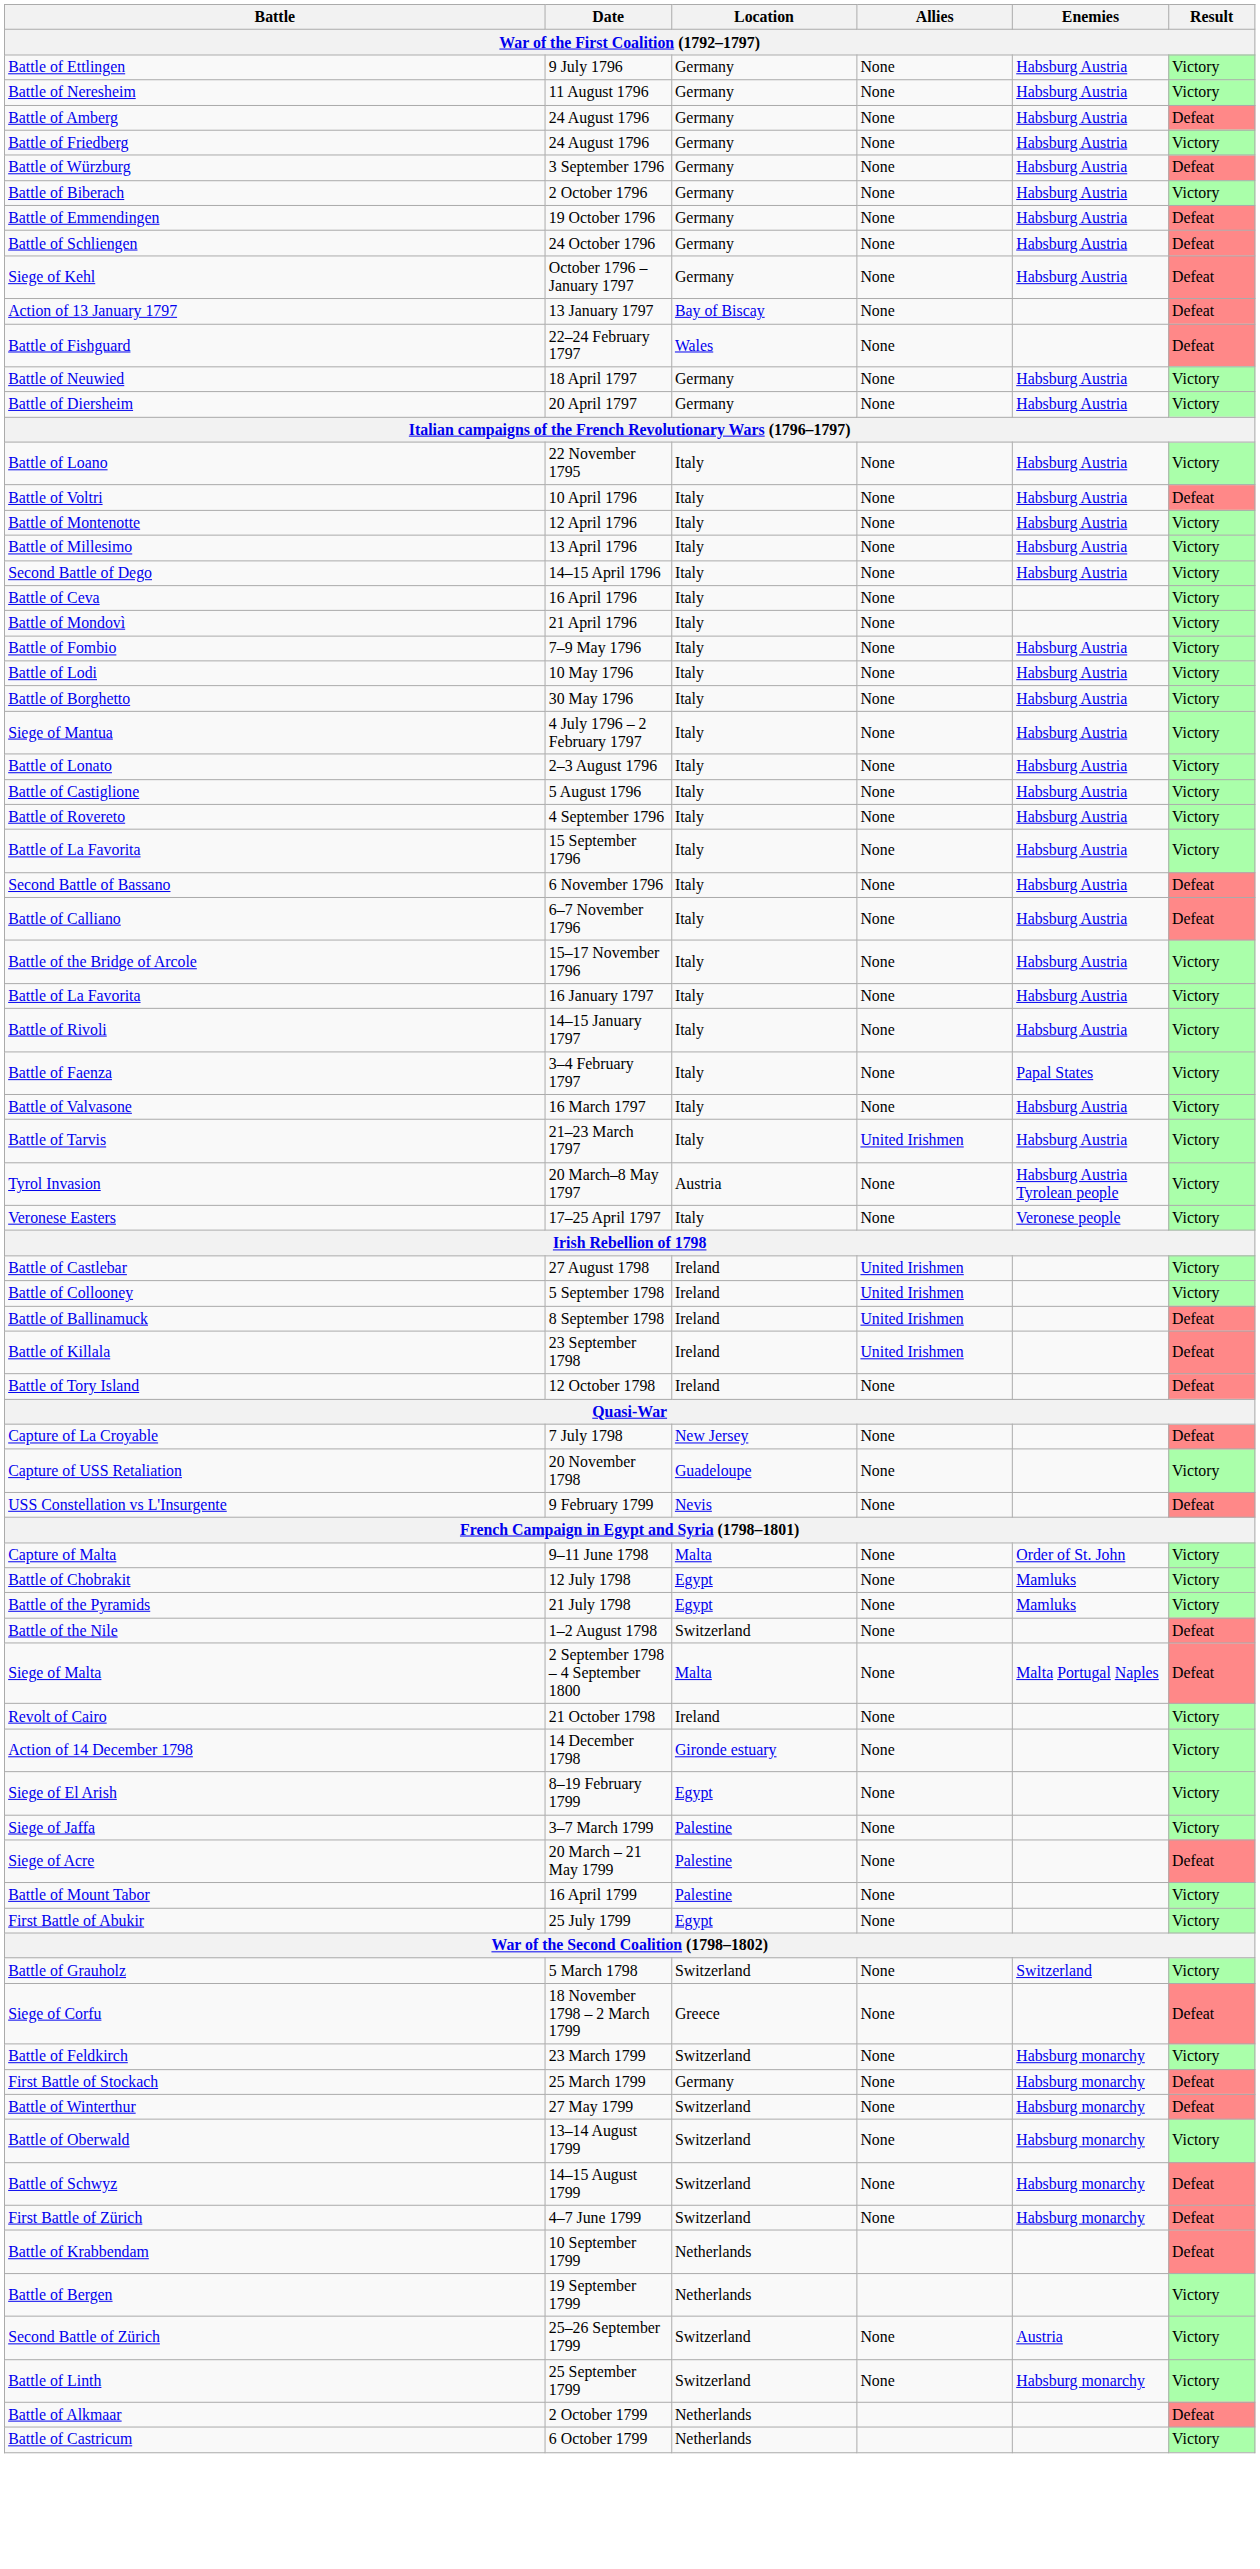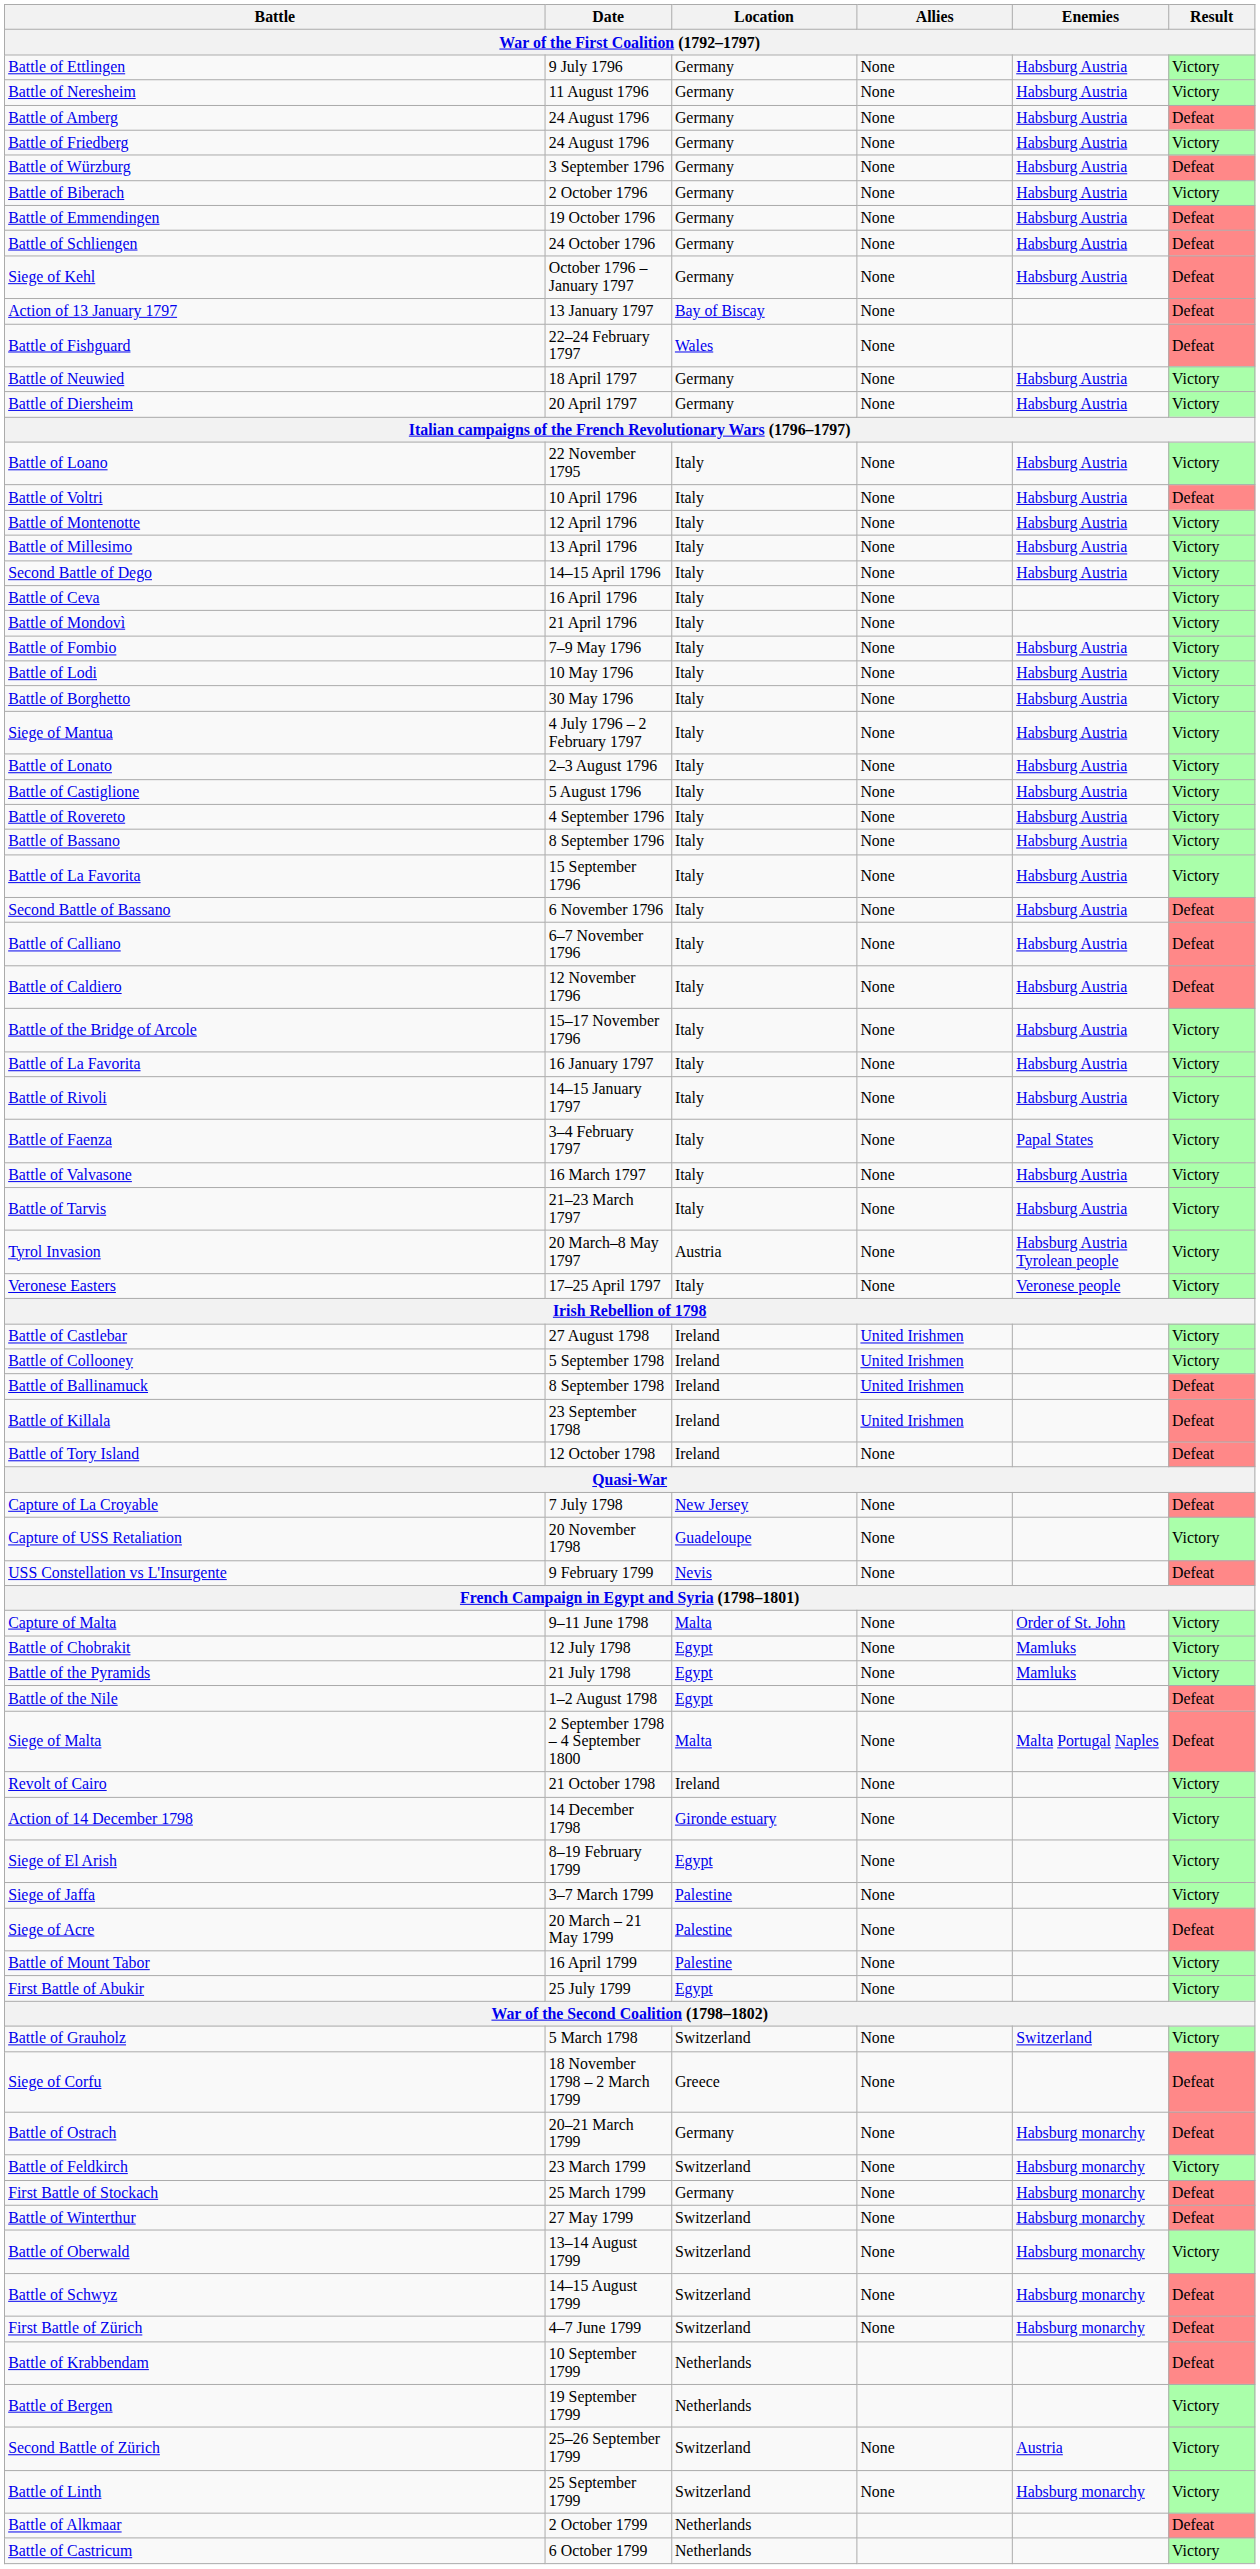+ row: (64, 841)
+ row: (65, 987)
(912, 1140) United Irishmen -> (878, 1209) None
(713, 1630) Switzerland -> (694, 1698) Egypt
+ row: (62, 2133)
